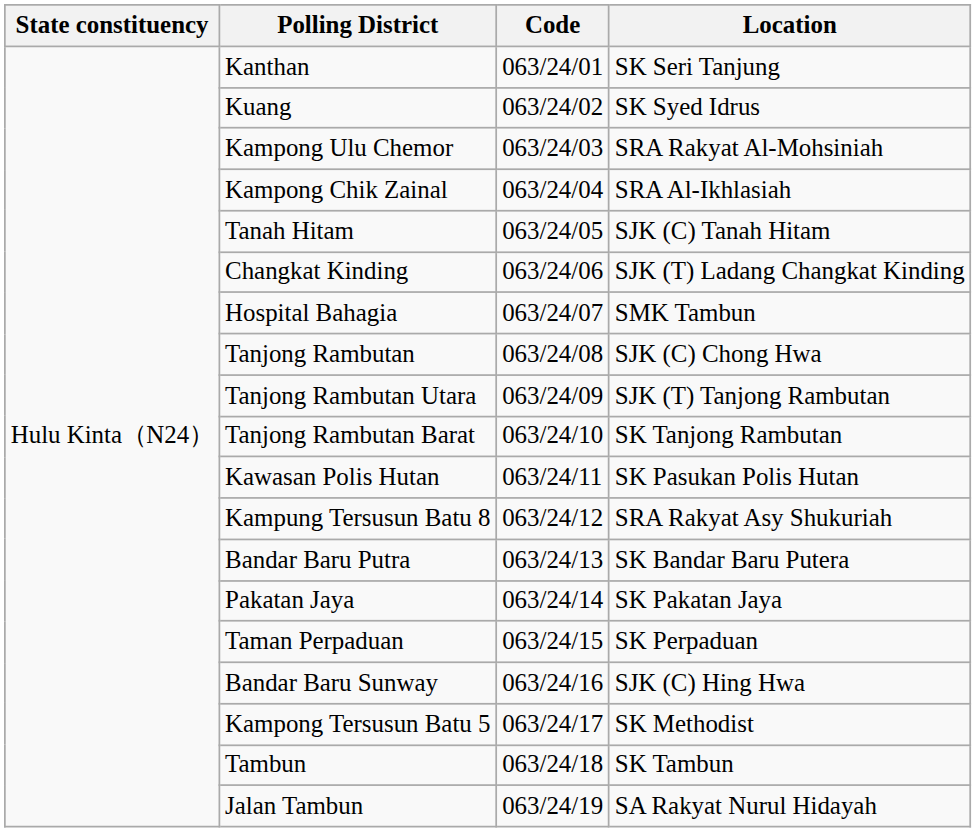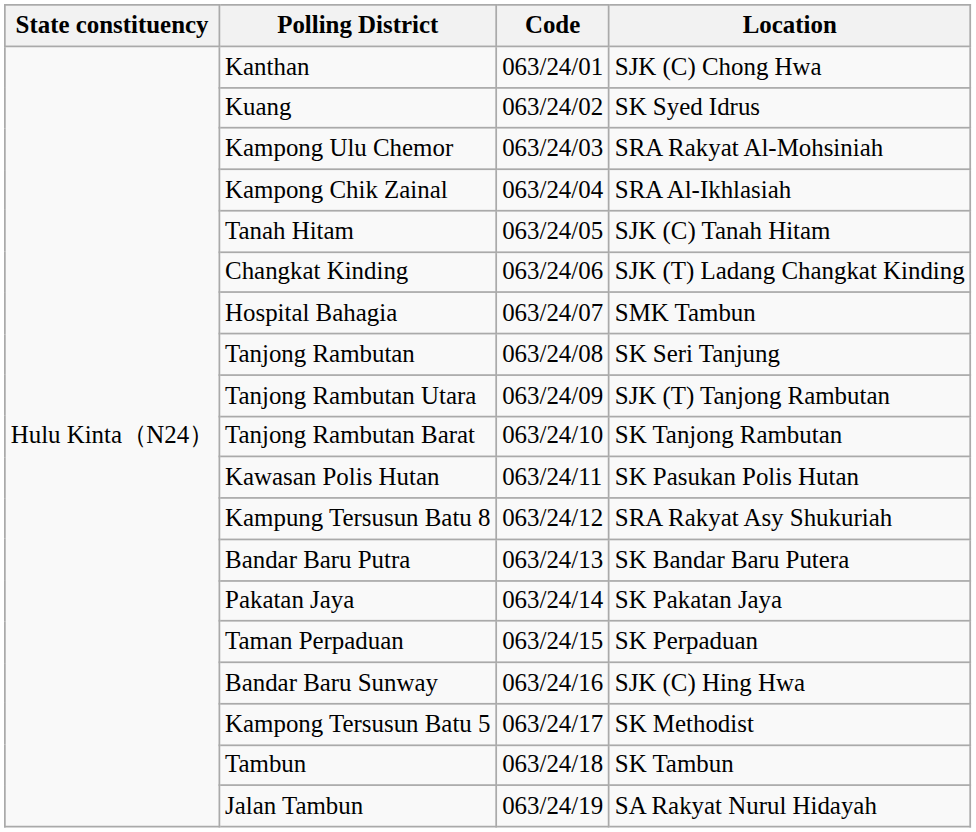(697, 66) SK Seri Tanjung -> (718, 66) SJK (C) Chong Hwa
(718, 354) SJK (C) Chong Hwa -> (697, 354) SK Seri Tanjung
